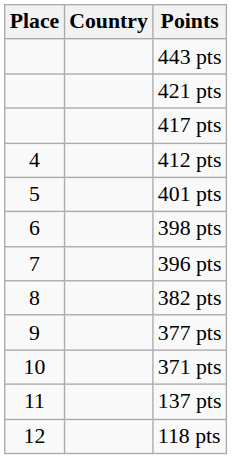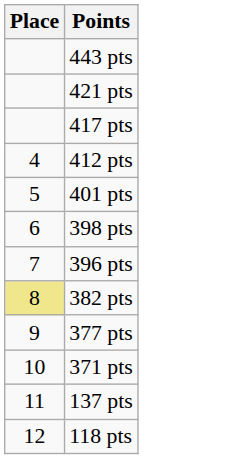- column: (109, 21)
(34, 297) no background -> (34, 297) khaki background
